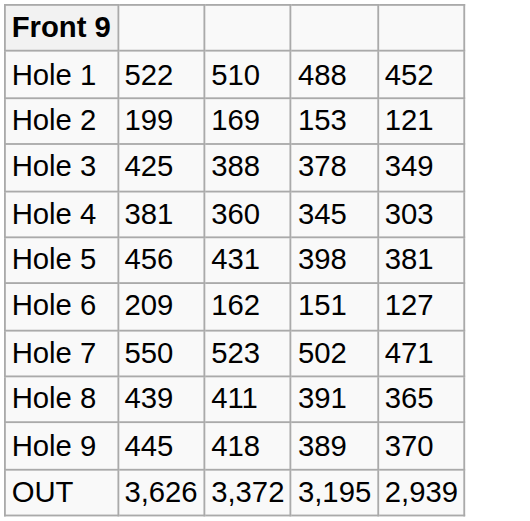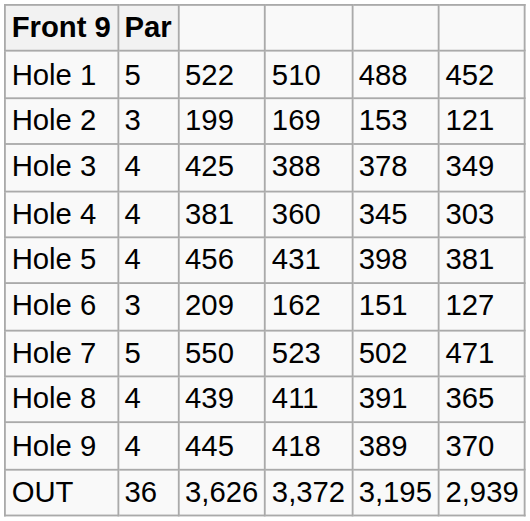+ column: (148, 27)
